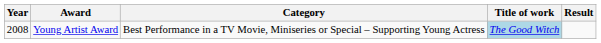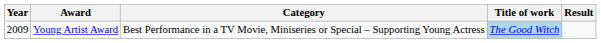(18, 30) 2008 -> (18, 30) 2009
